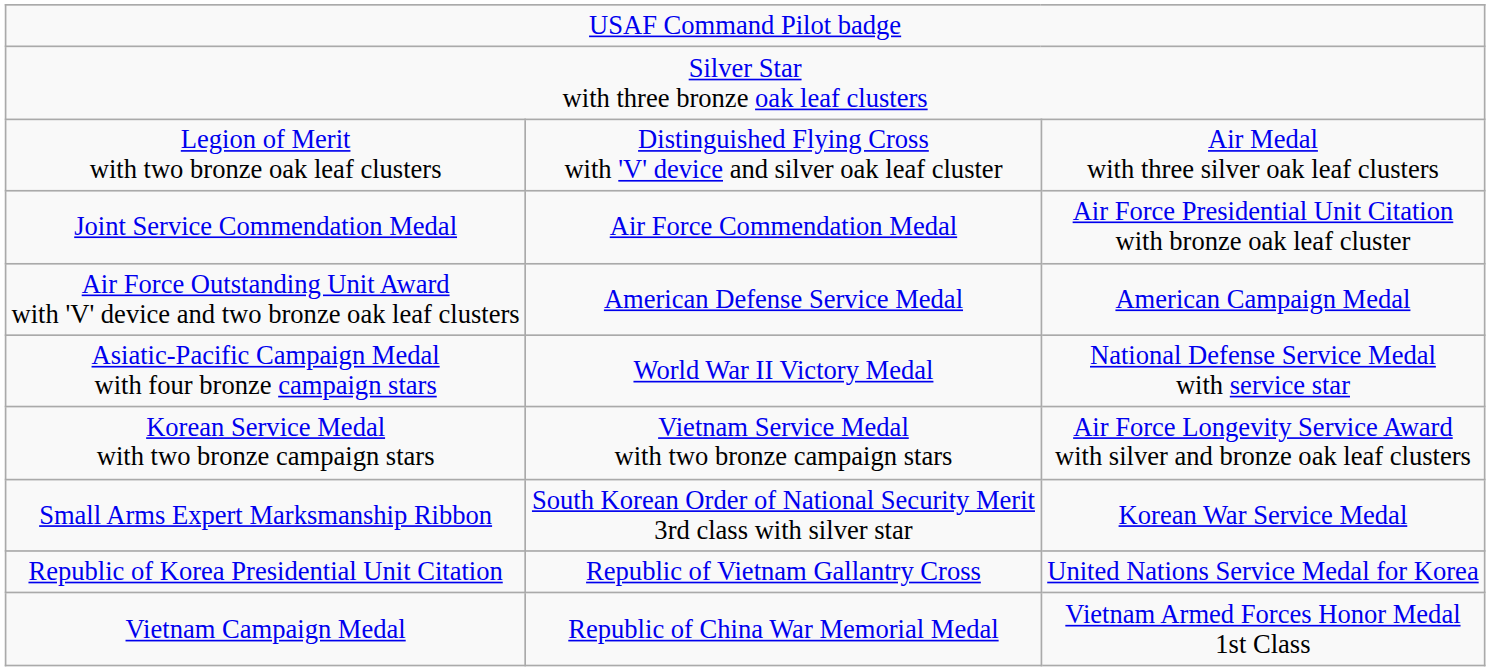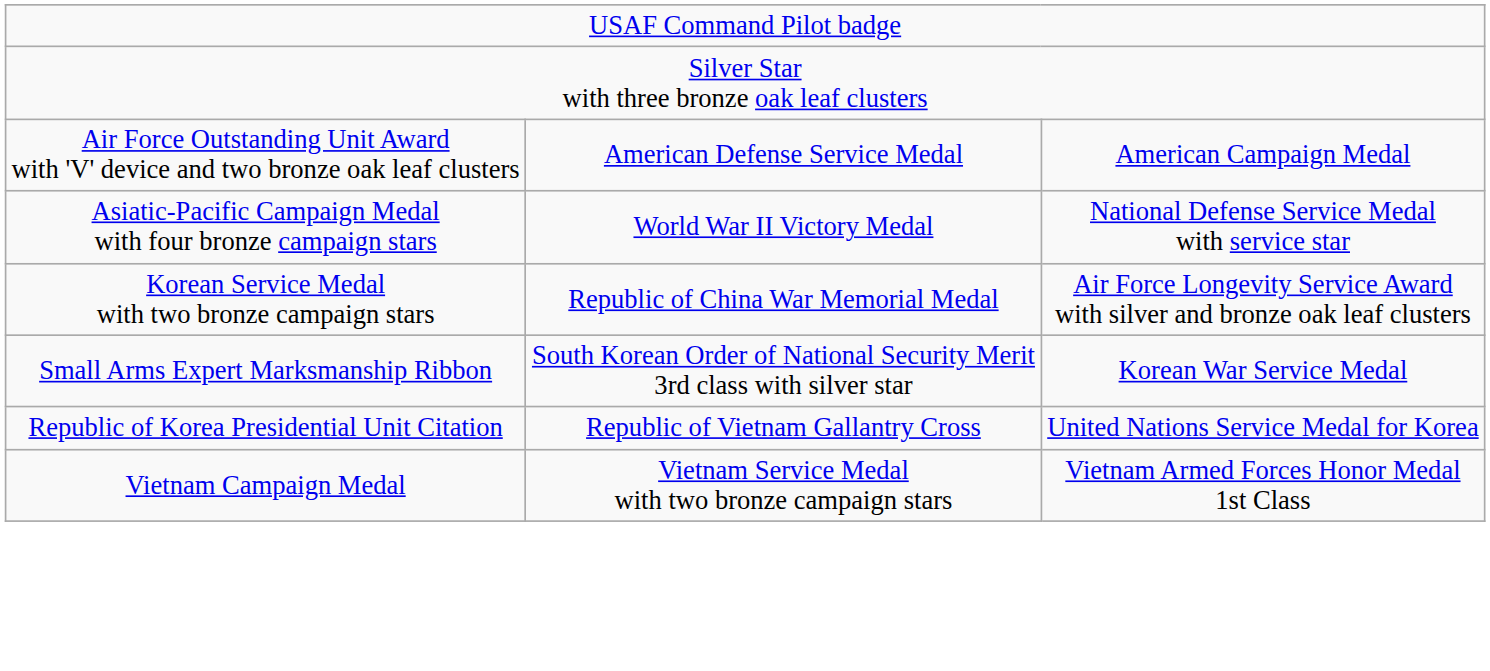- row: (266, 154)
- row: (266, 226)
(783, 442) Vietnam Service Medal with two bronze campaign stars -> (783, 298) Republic of China War Memorial Medal
(783, 628) Republic of China War Memorial Medal -> (783, 484) Vietnam Service Medal with two bronze campaign stars
